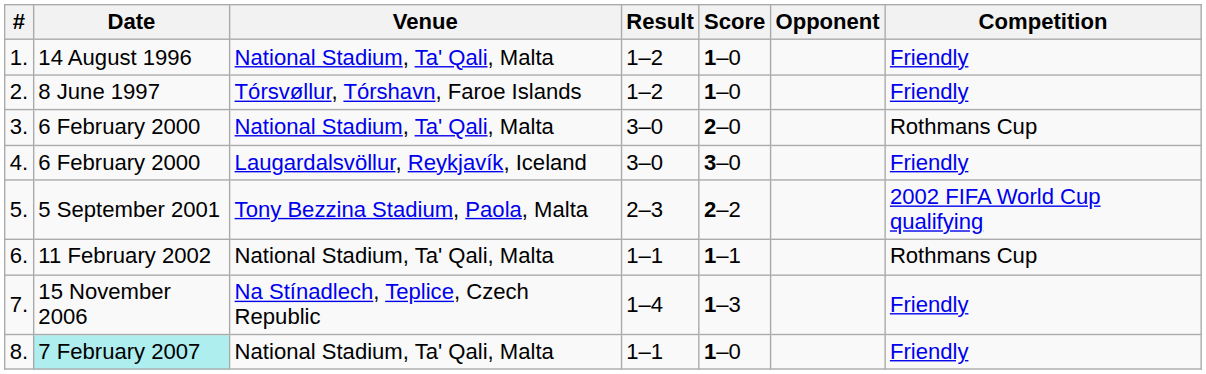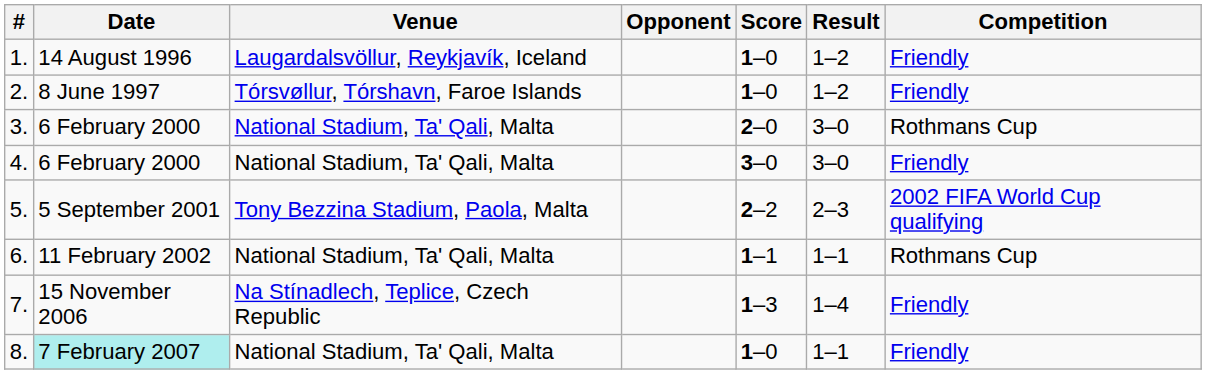columns swapped: (828, 22) <-> (660, 22)
(394, 57) National Stadium, Ta' Qali, Malta -> (411, 57) Laugardalsvöllur, Reykjavík, Iceland
(411, 162) Laugardalsvöllur, Reykjavík, Iceland -> (394, 162) National Stadium, Ta' Qali, Malta
